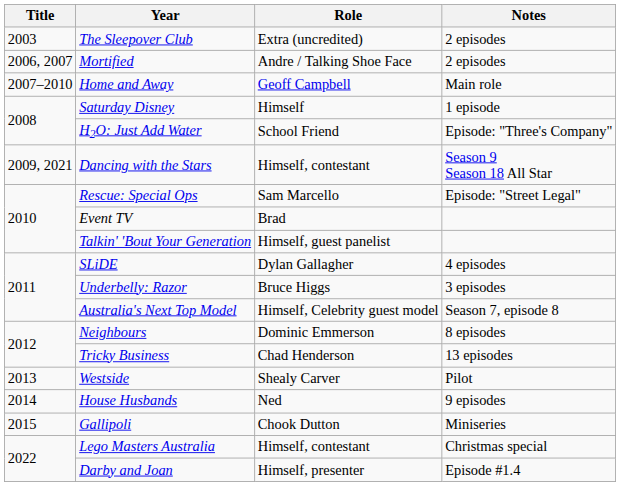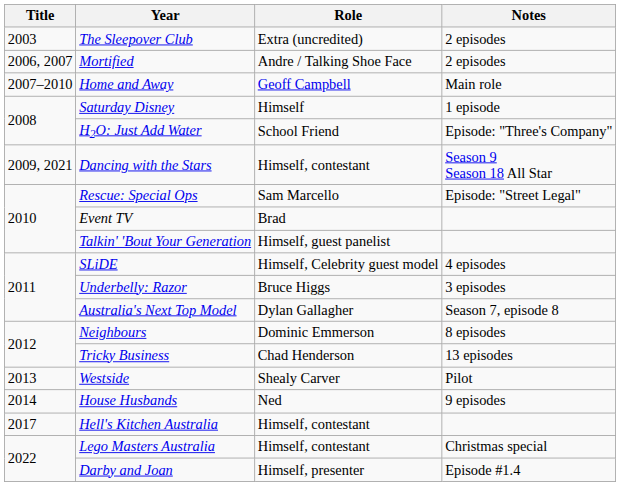(306, 264) Dylan Gallagher -> (348, 264) Himself, Celebrity guest model
(348, 309) Himself, Celebrity guest model -> (306, 309) Dylan Gallagher
- row: (105, 424)
+ row: (149, 424)
